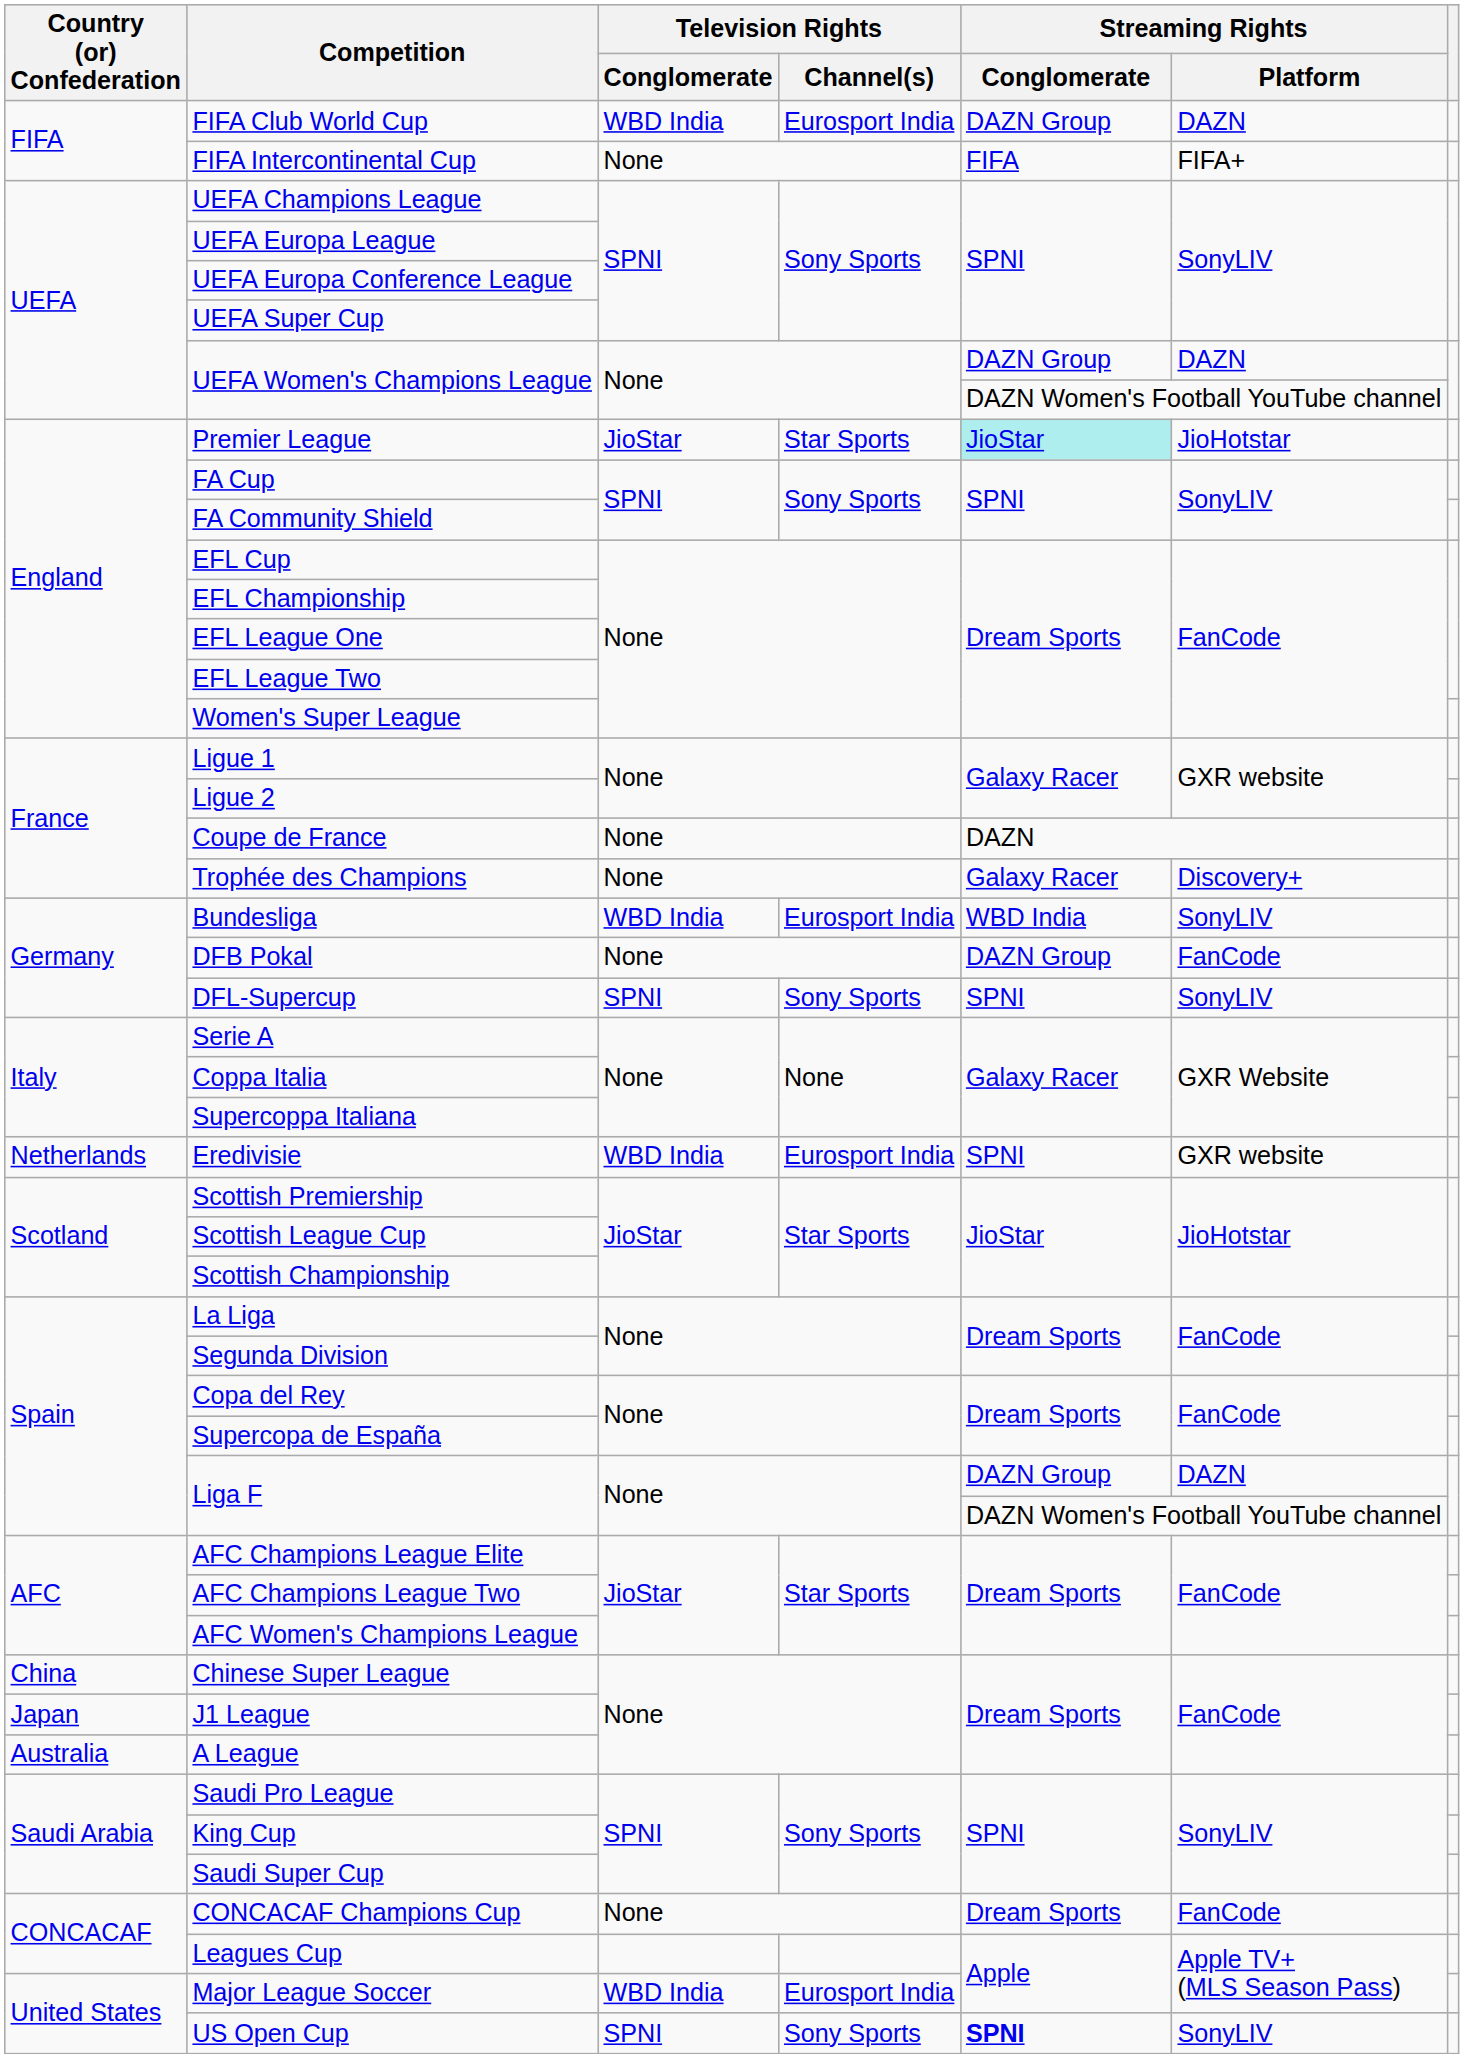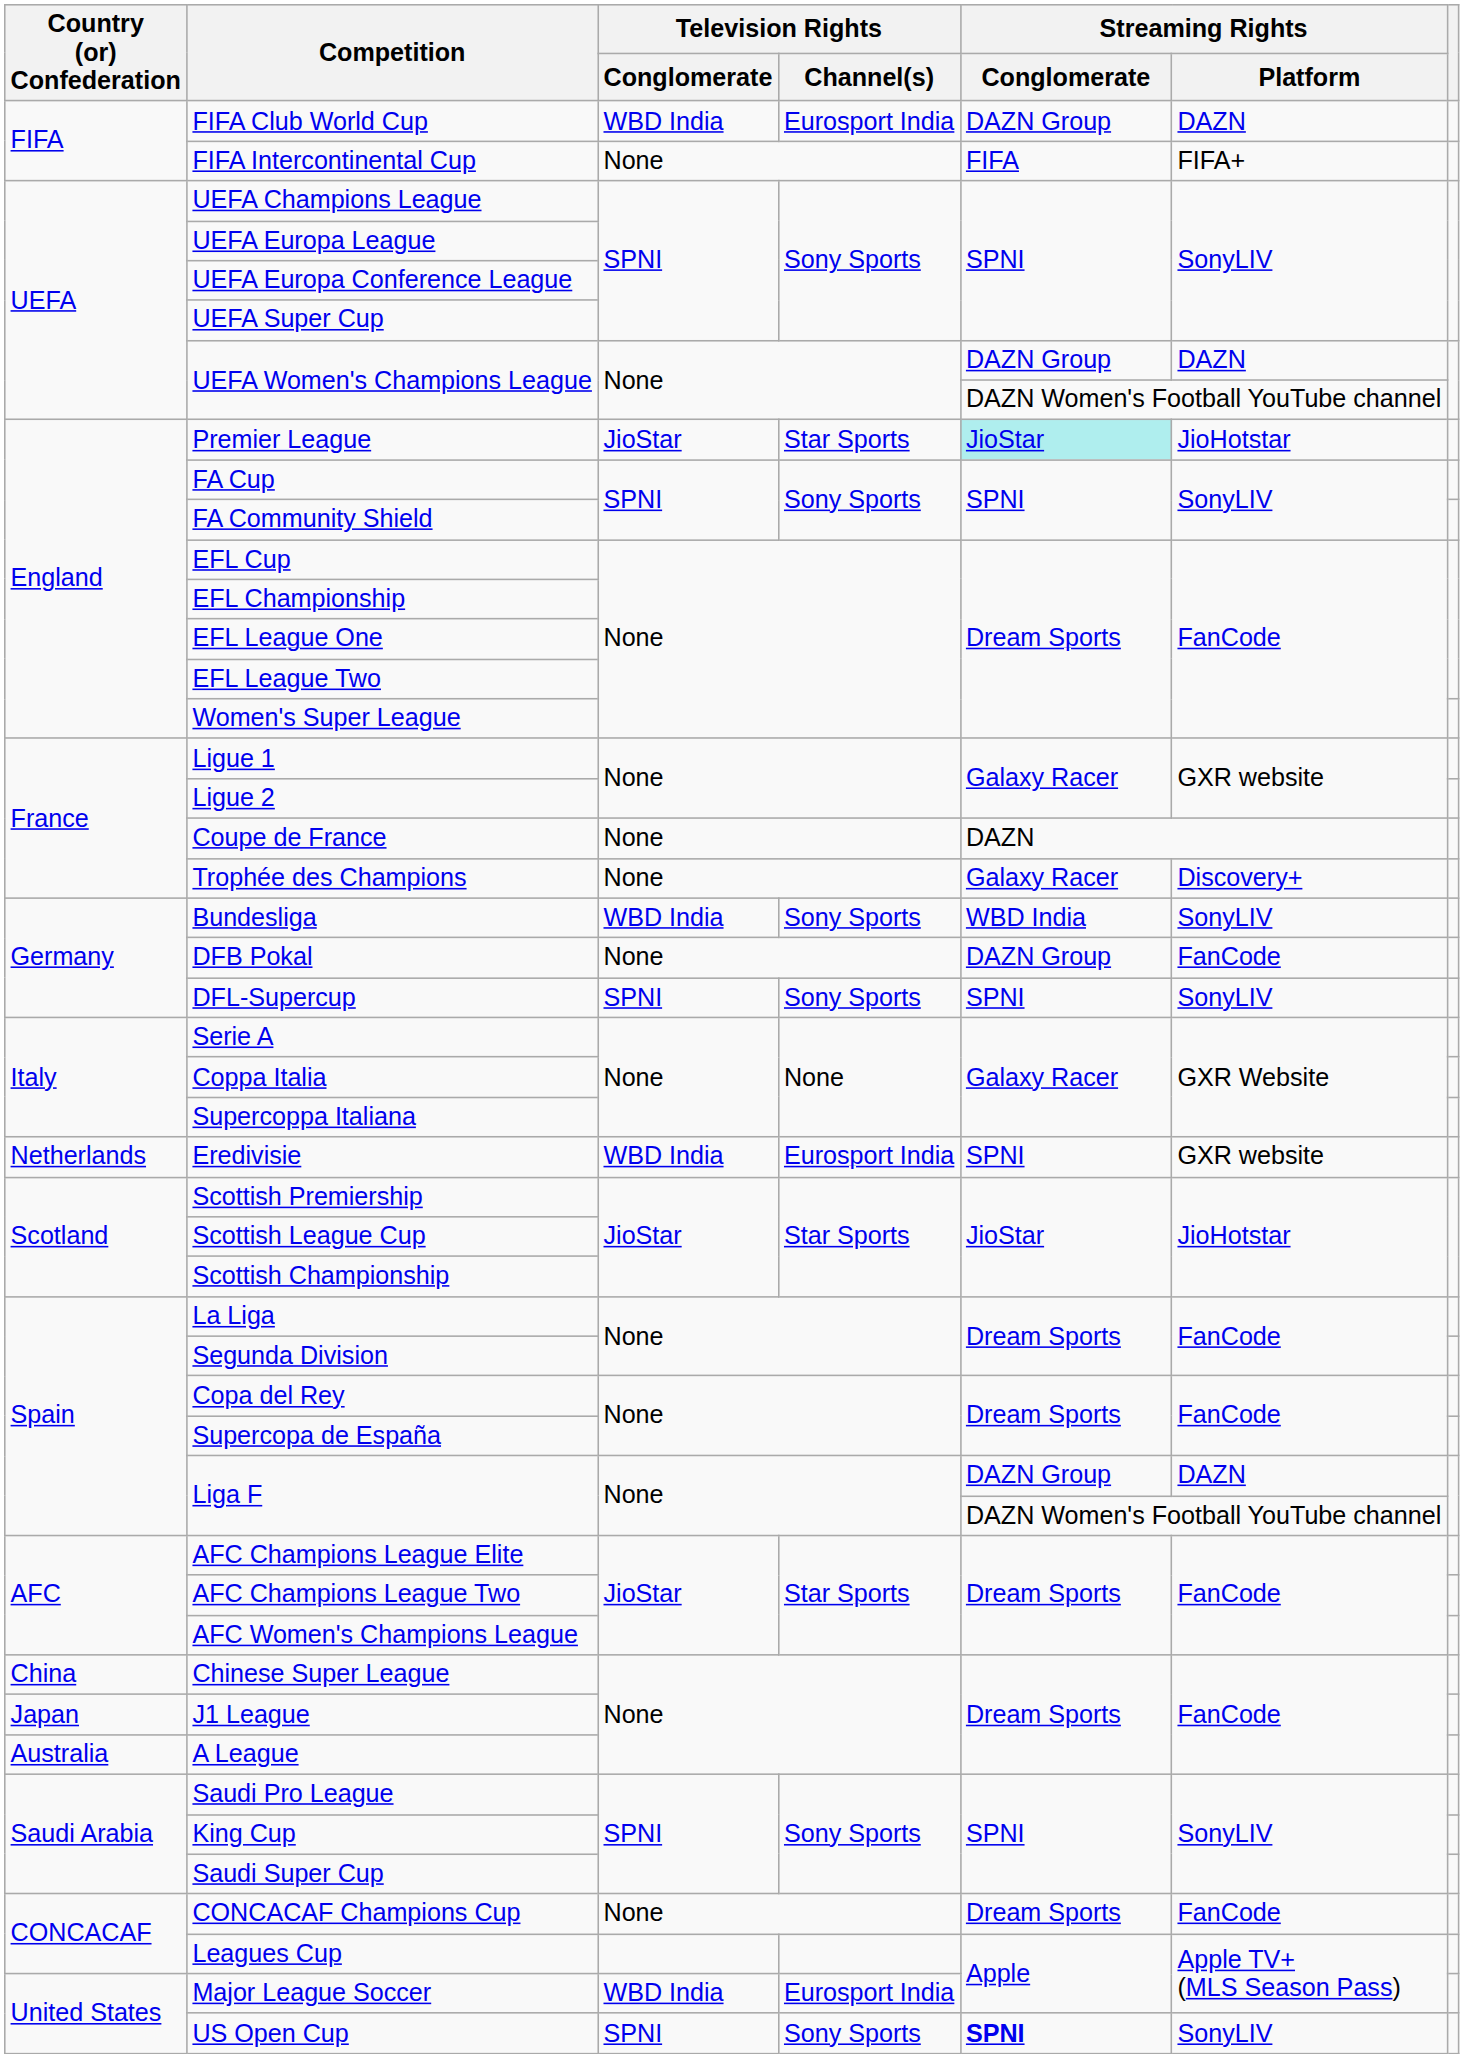(869, 917) Eurosport India -> (852, 917) Sony Sports
